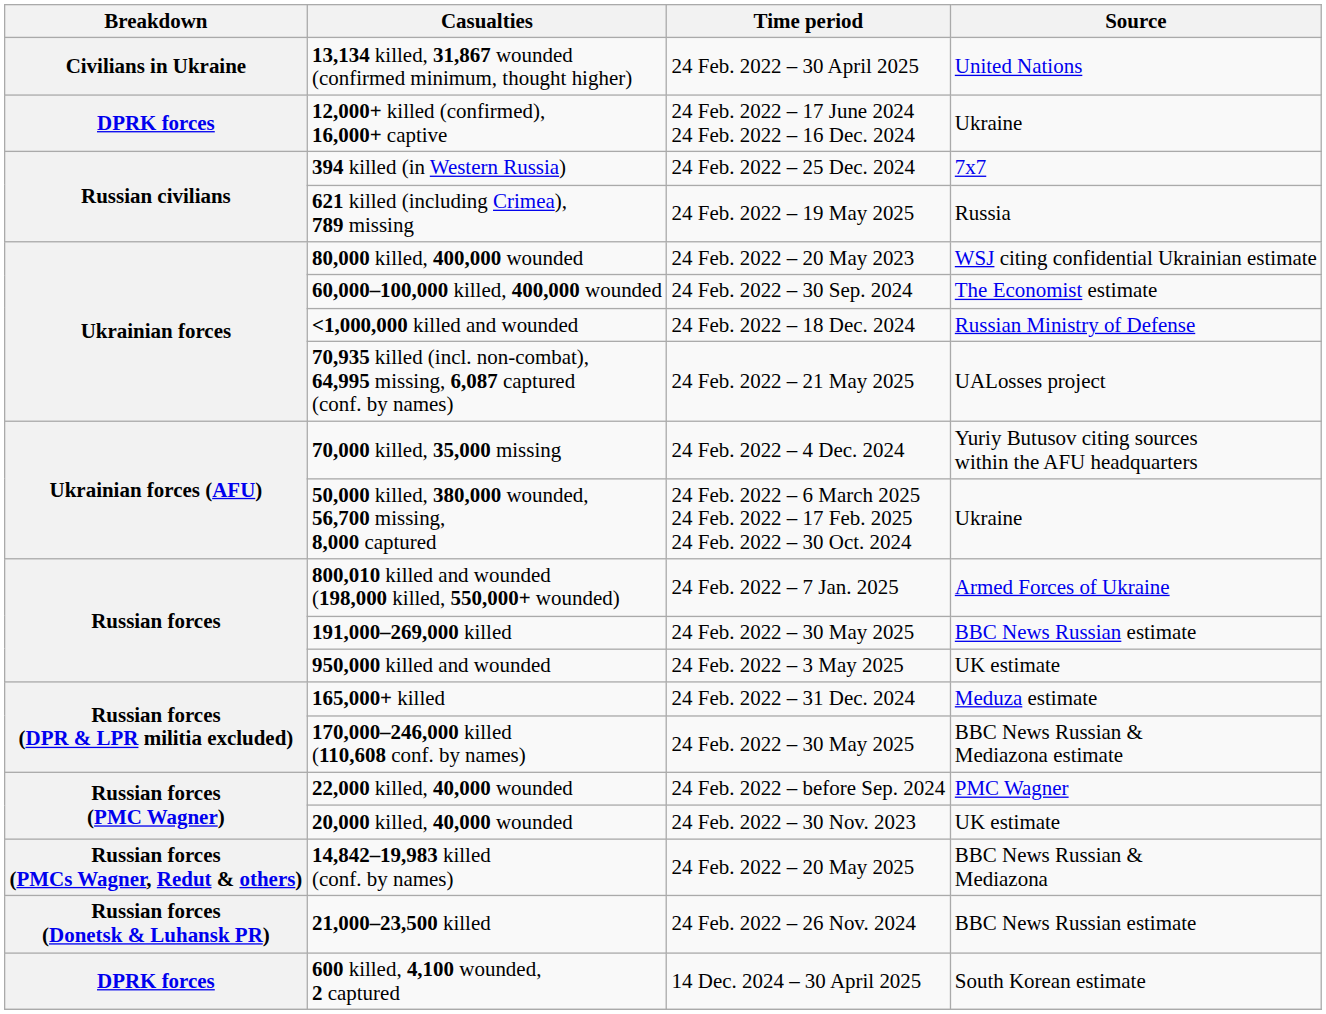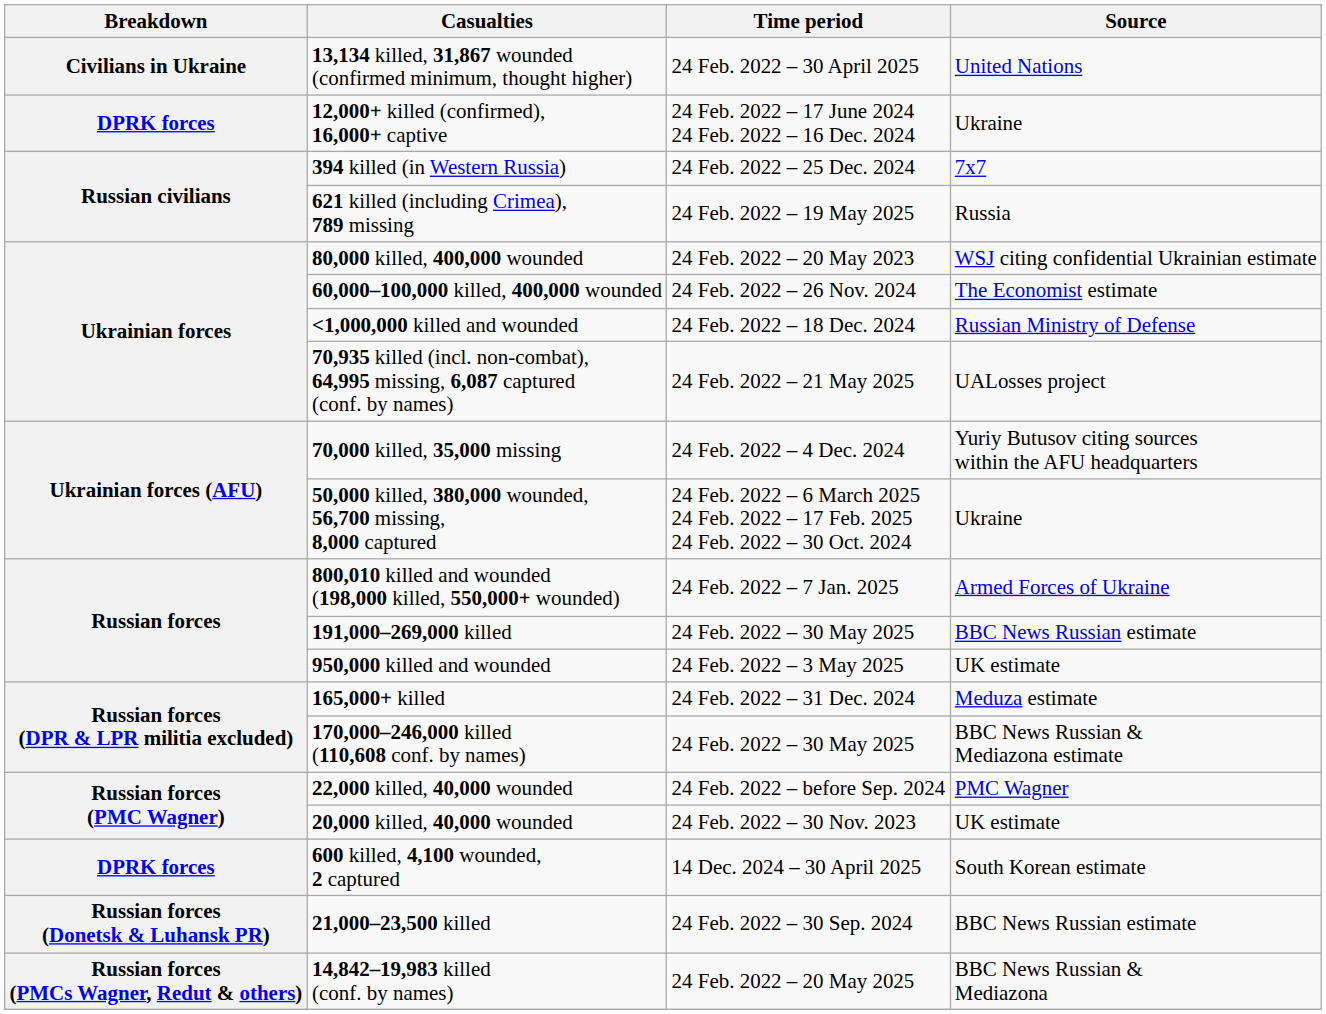(792, 291) 24 Feb. 2022 – 30 Sep. 2024 -> (794, 291) 24 Feb. 2022 – 26 Nov. 2024
rows swapped: (401, 867) <-> (427, 980)
(794, 923) 24 Feb. 2022 – 26 Nov. 2024 -> (792, 923) 24 Feb. 2022 – 30 Sep. 2024
